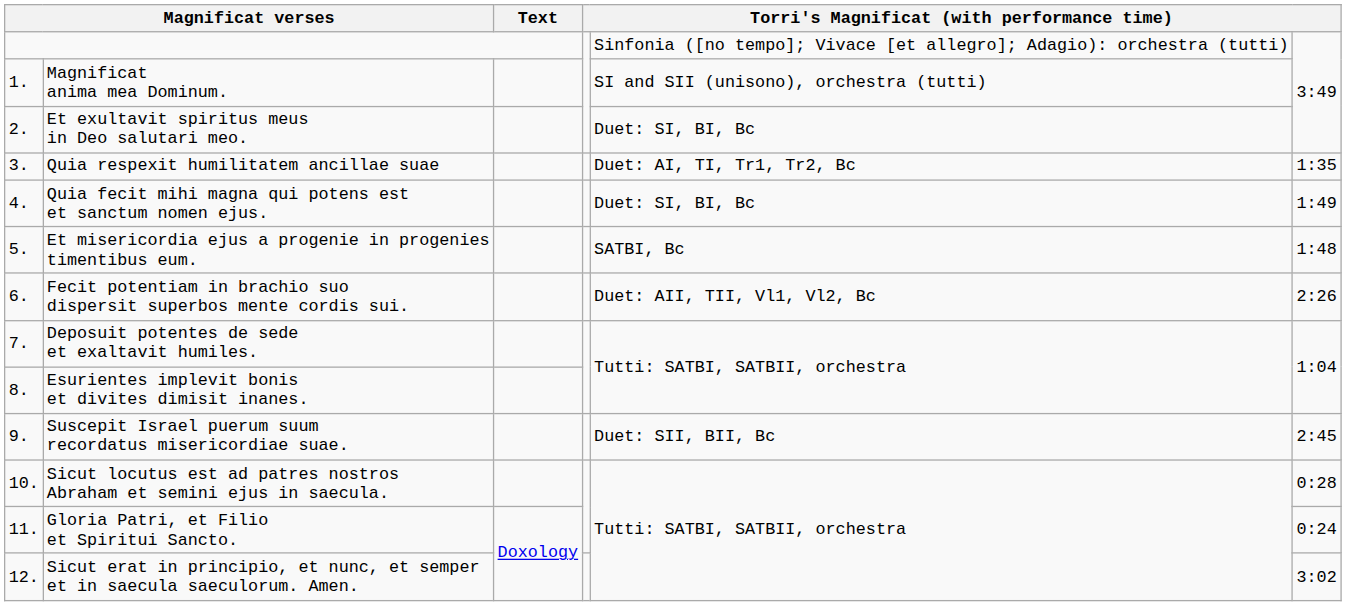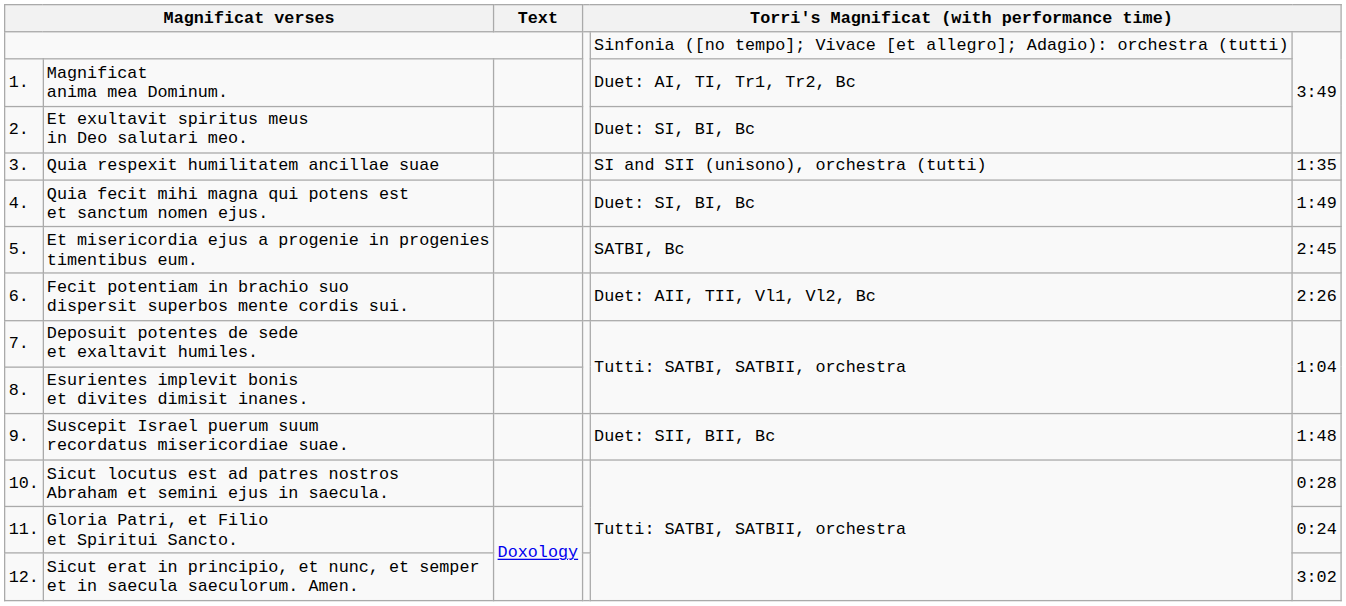(790, 83) SI and SII (unisono), orchestra (tutti) -> (725, 83) Duet: AI, TI, Tr1, Tr2, Bc
(725, 166) Duet: AI, TI, Tr1, Tr2, Bc -> (790, 166) SI and SII (unisono), orchestra (tutti)
(1317, 250) 1:48 -> (1317, 250) 2:45
(1317, 437) 2:45 -> (1317, 437) 1:48
